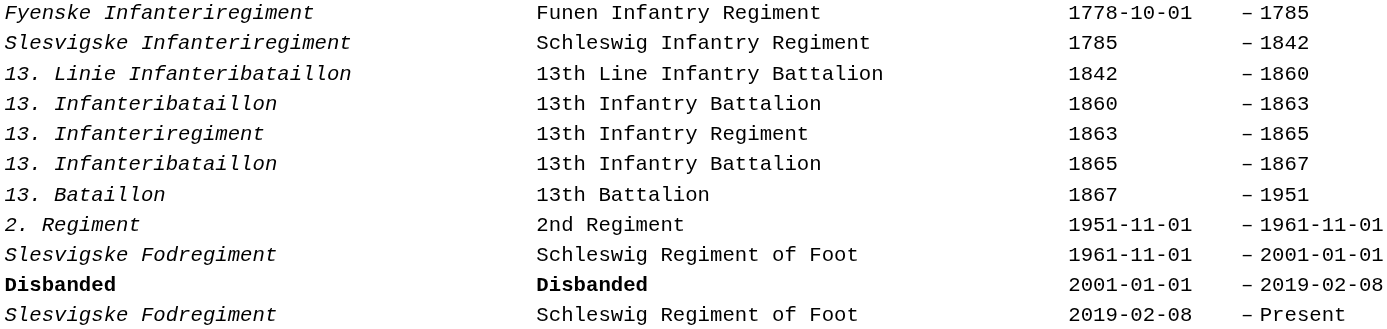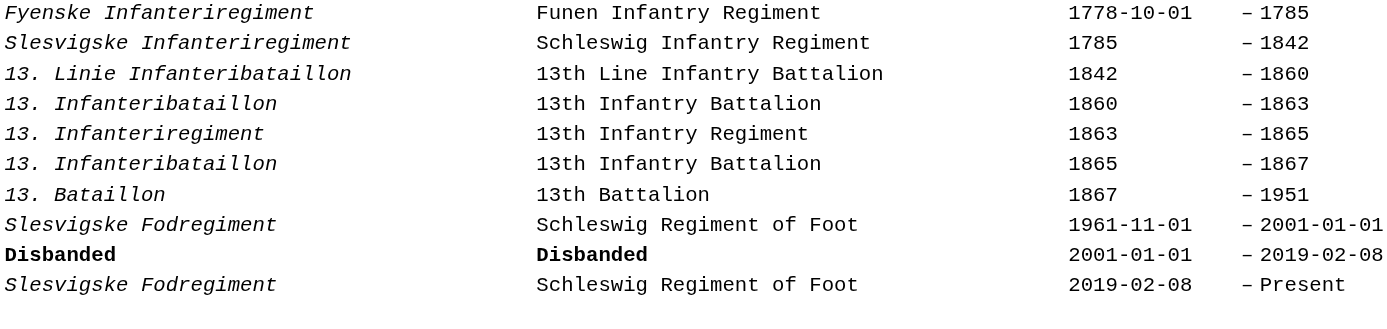- row: (1130, 225)
